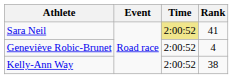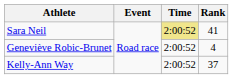(213, 65) 38 -> (213, 65) 37
